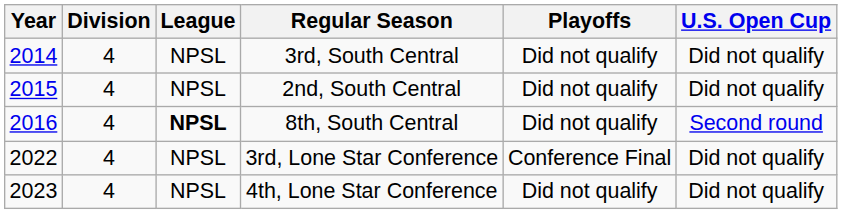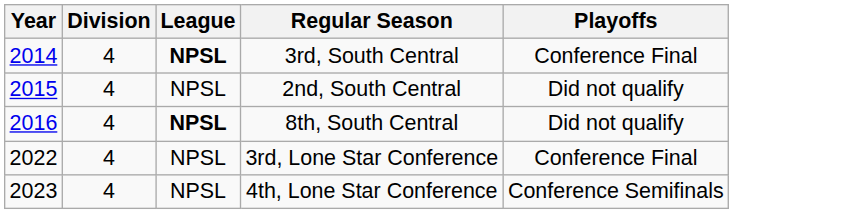- column: (756, 21)
(198, 55) normal -> (198, 55) bold
(590, 55) Did not qualify -> (616, 55) Conference Final
(590, 191) Did not qualify -> (616, 191) Conference Semifinals
